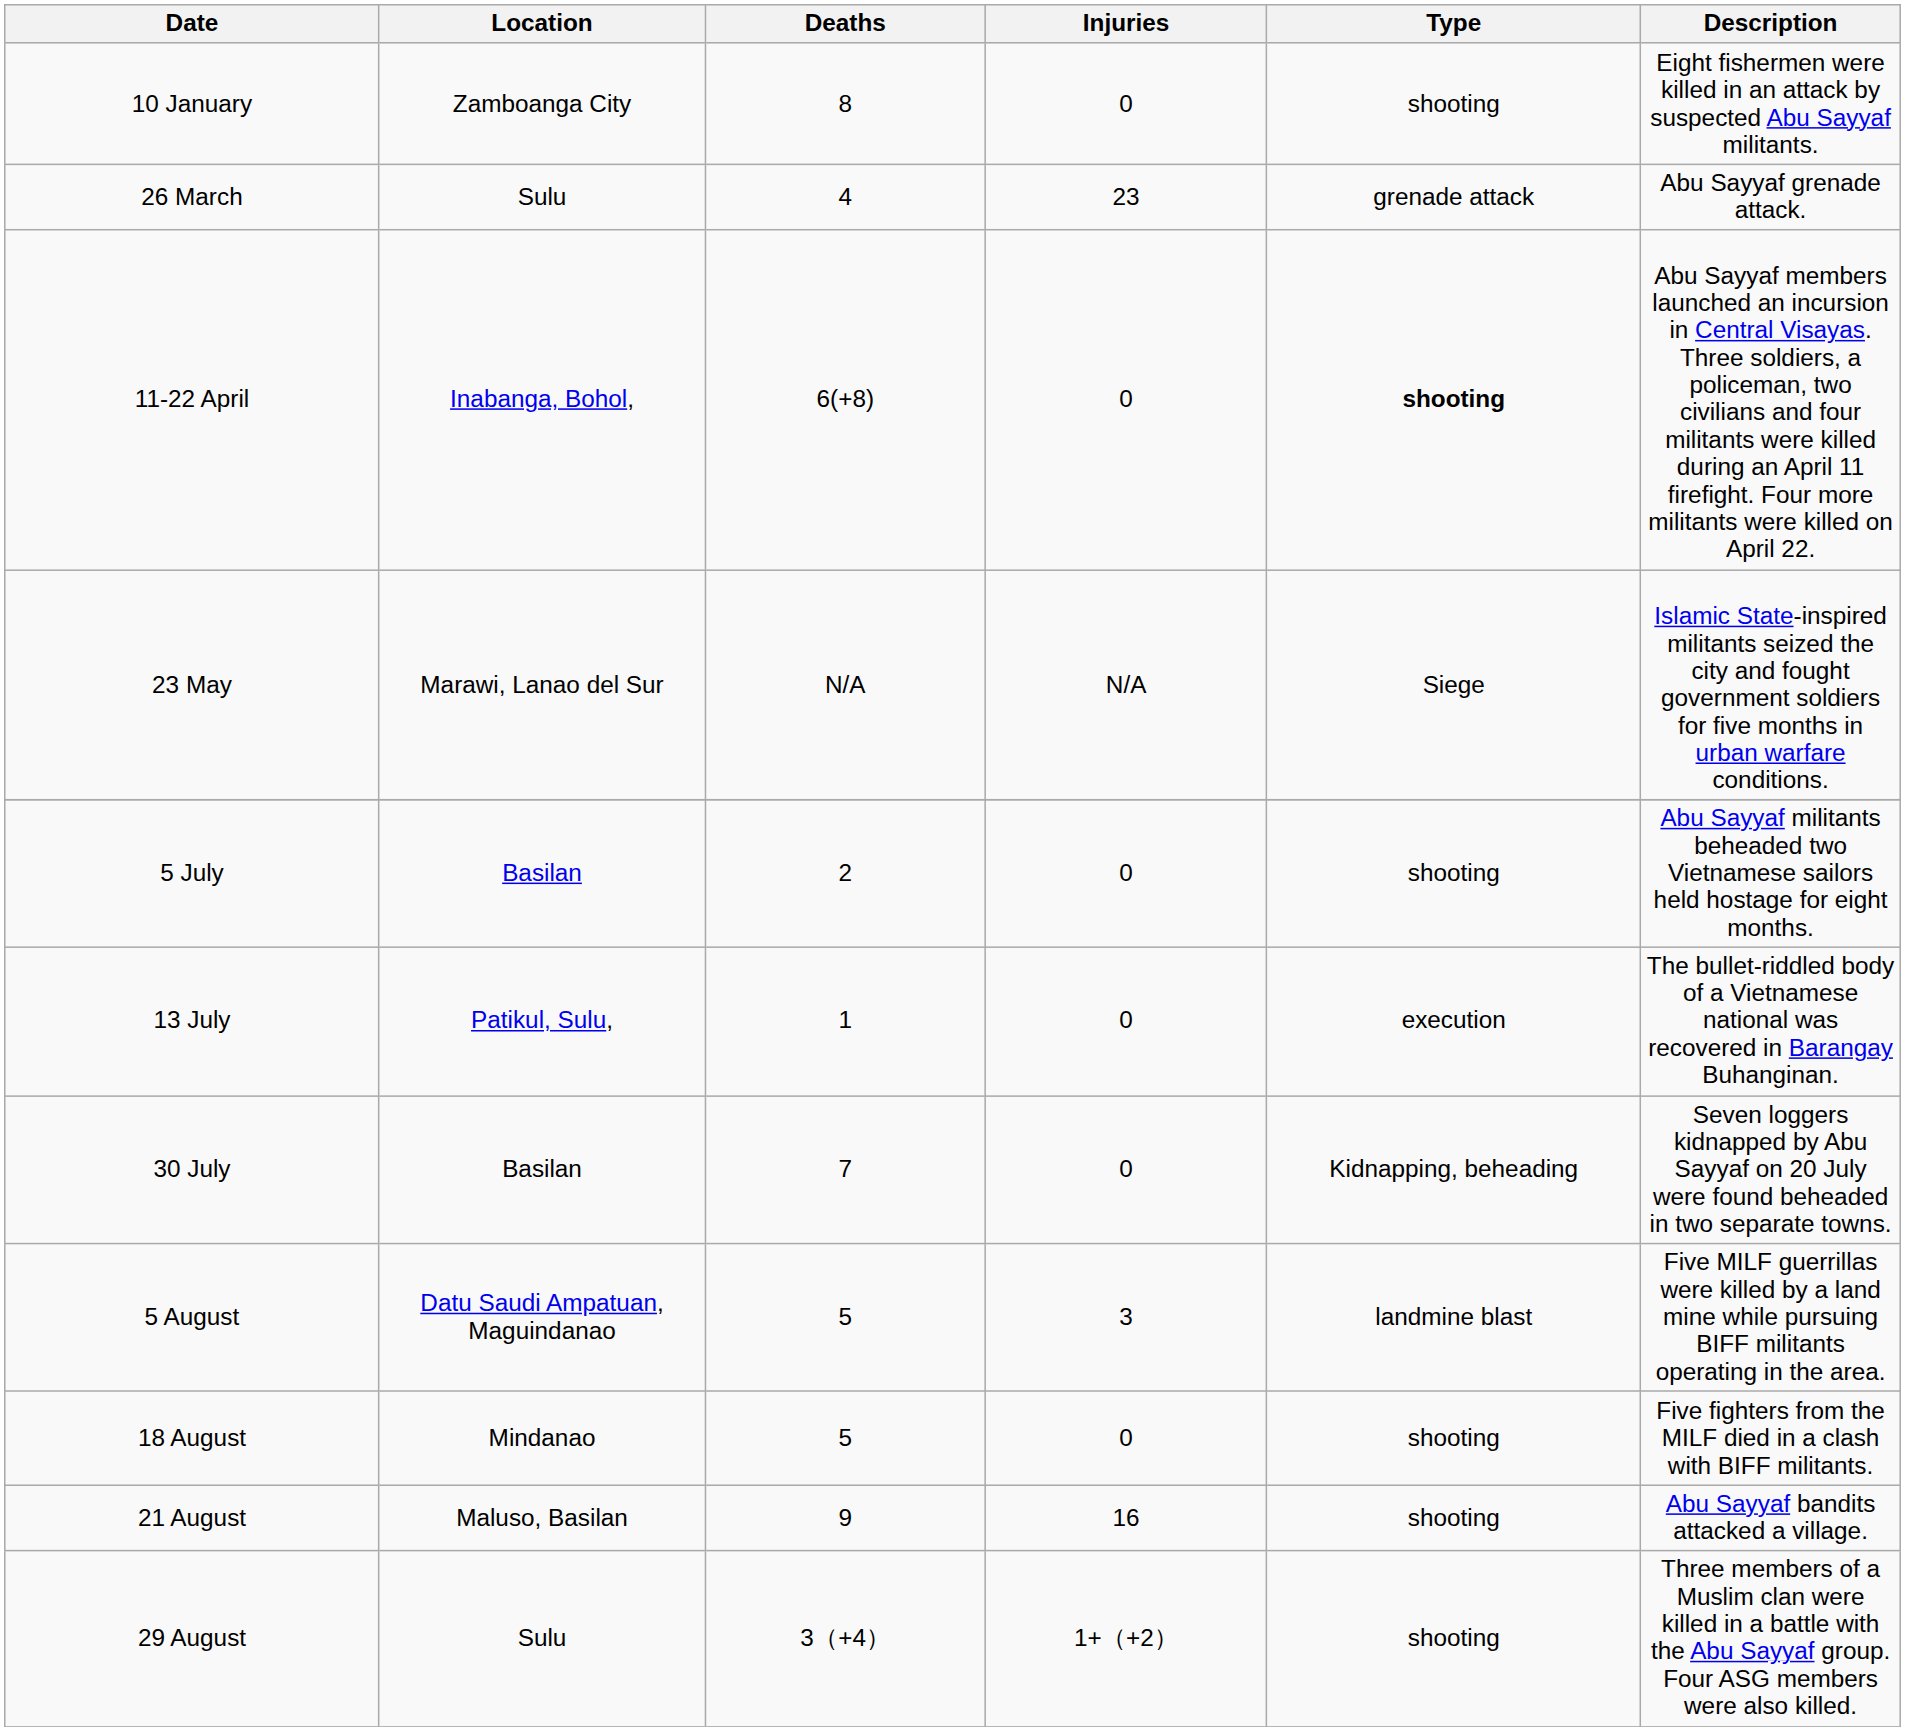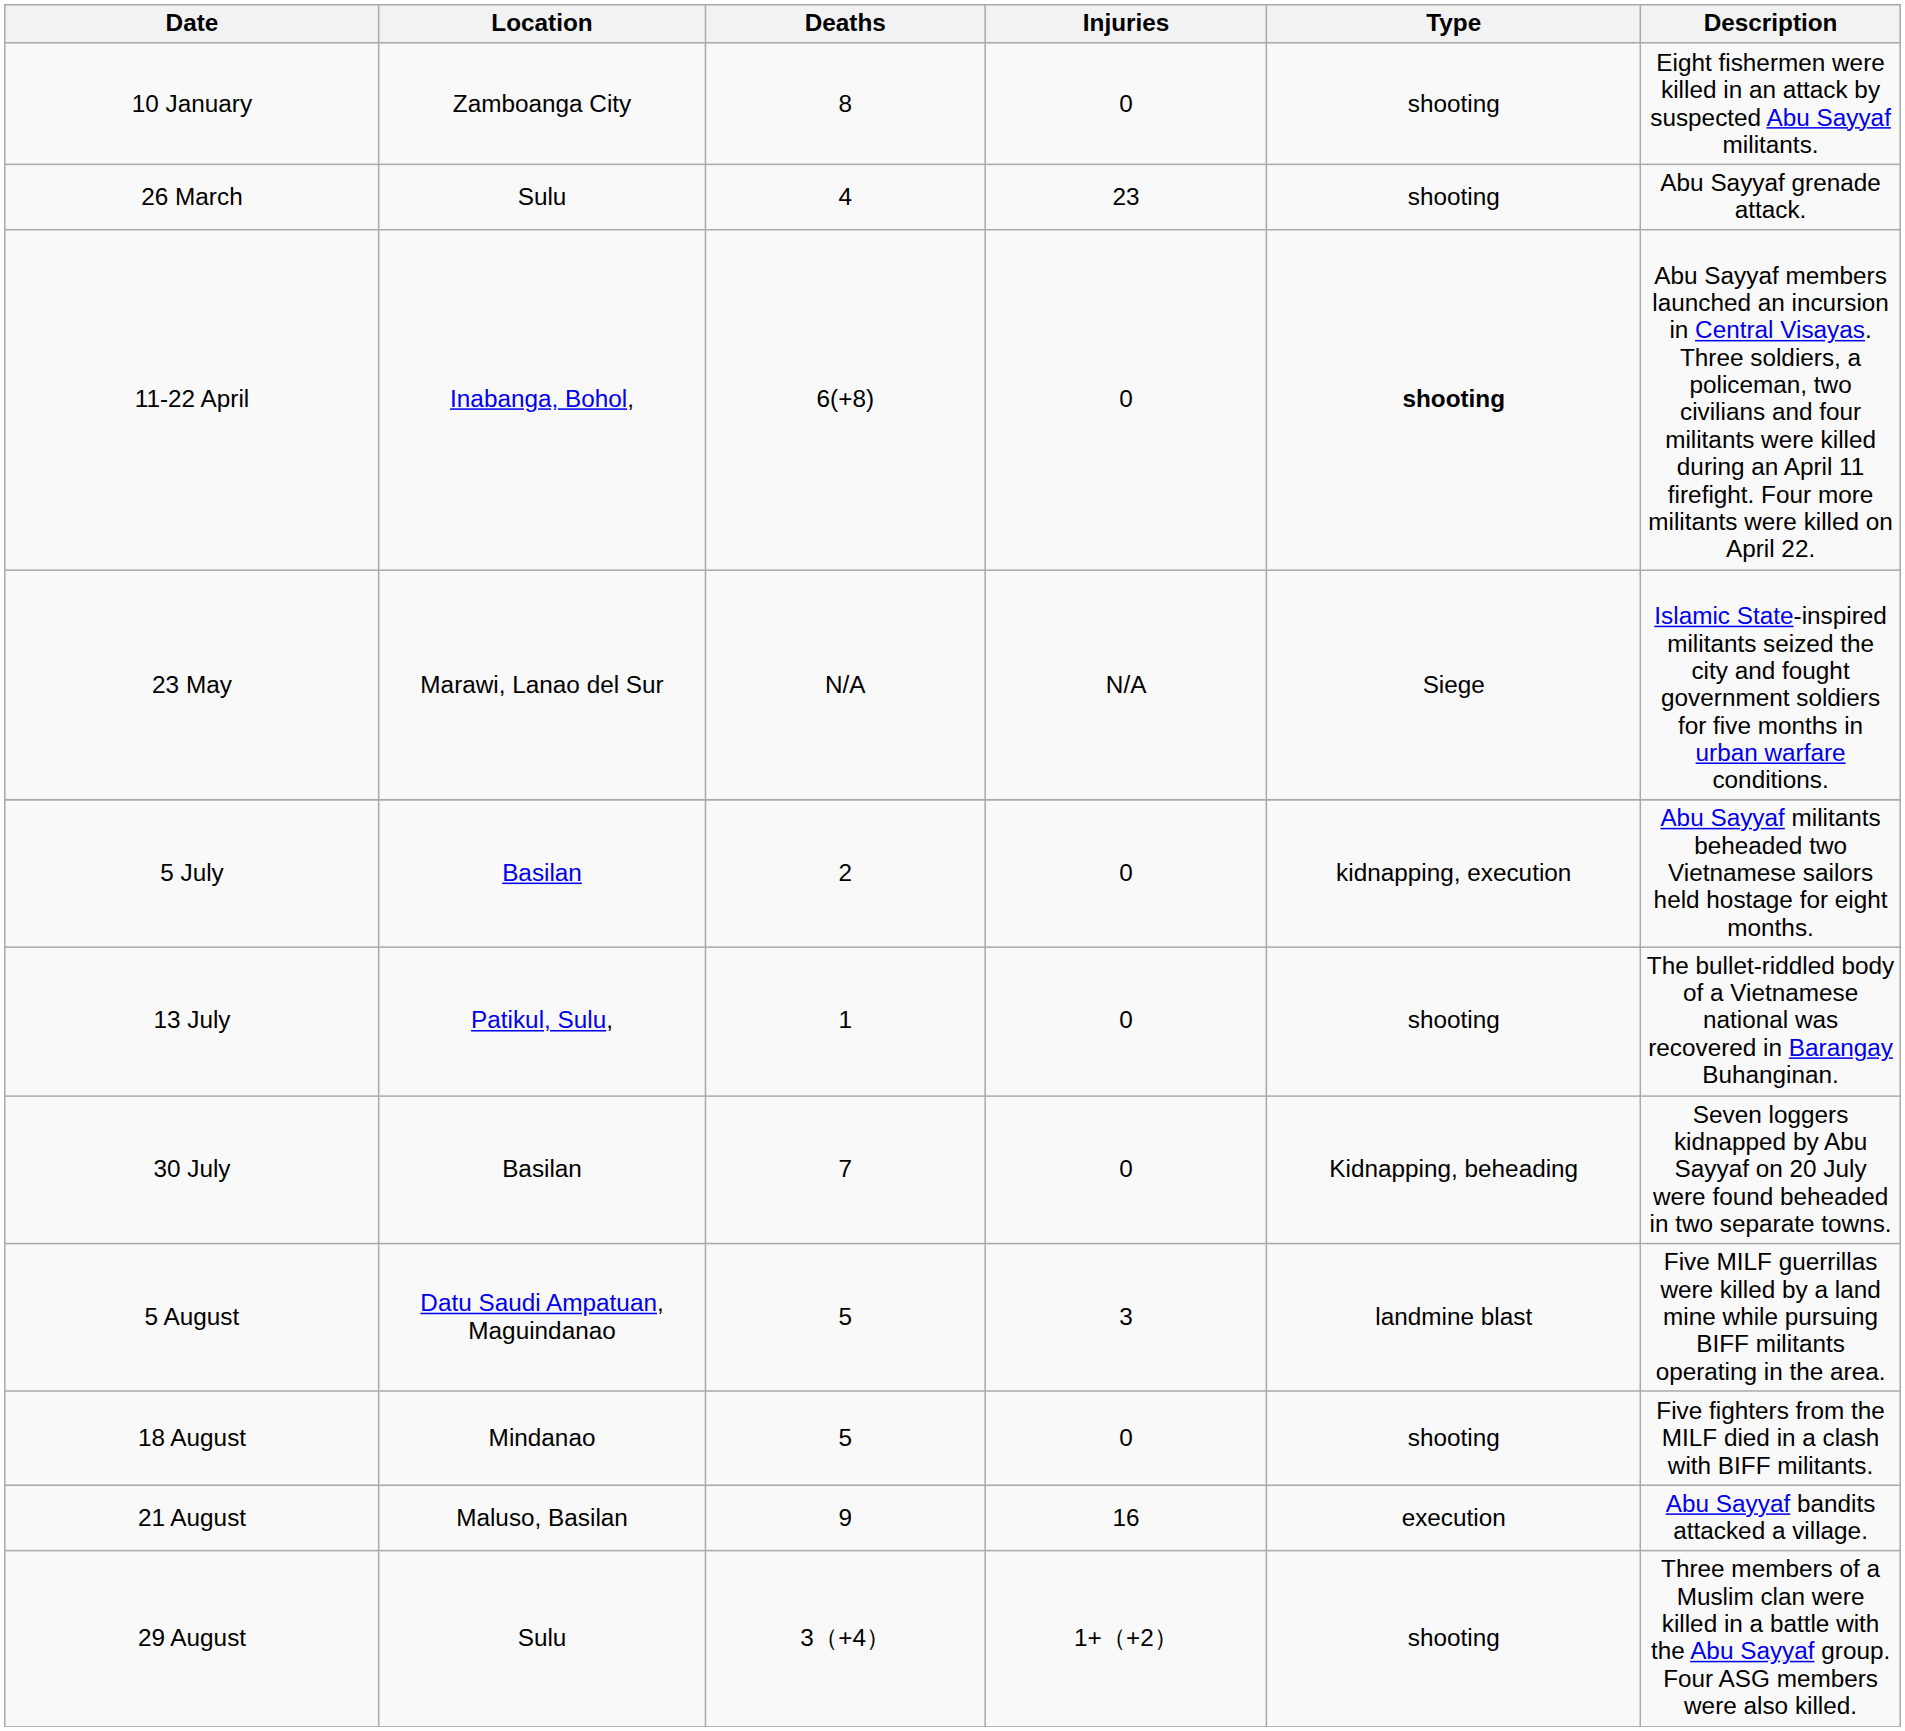(1454, 196) grenade attack -> (1454, 196) shooting
(1454, 873) shooting -> (1454, 873) kidnapping, execution
(1454, 1021) execution -> (1454, 1021) shooting
(1454, 1517) shooting -> (1454, 1517) execution
